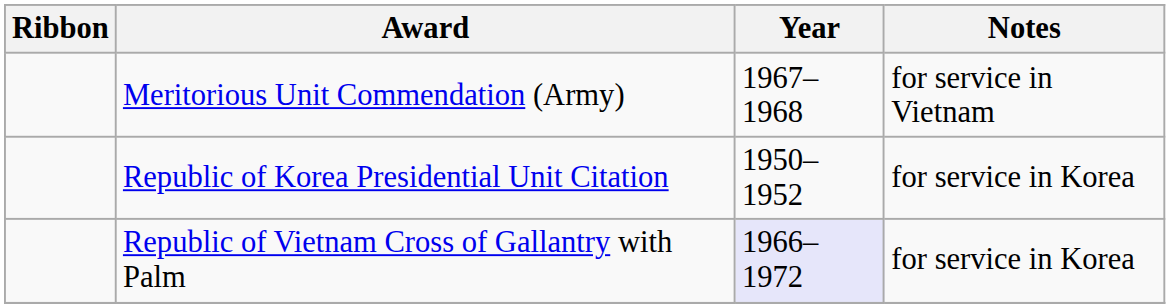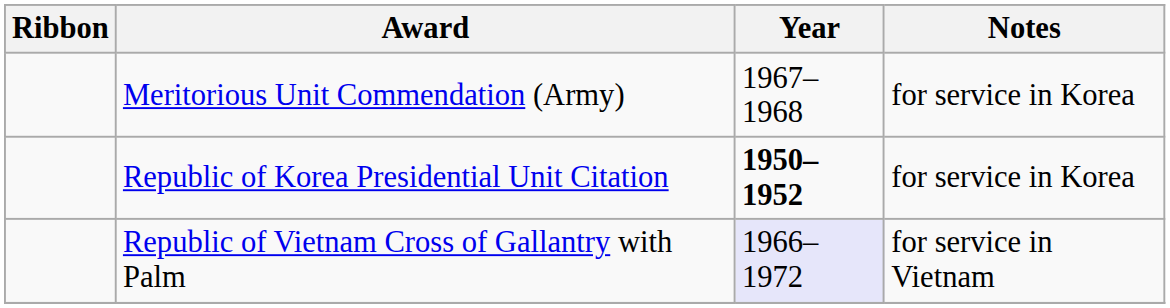(972, 94) for service in Vietnam -> (1013, 94) for service in Korea
(780, 177) normal -> (780, 177) bold
(1013, 260) for service in Korea -> (972, 260) for service in Vietnam
